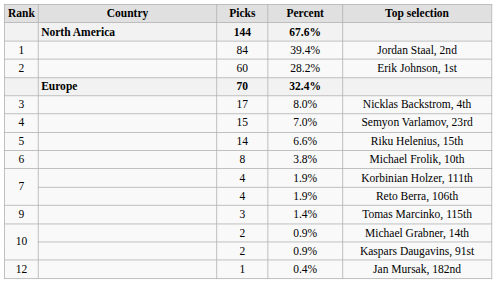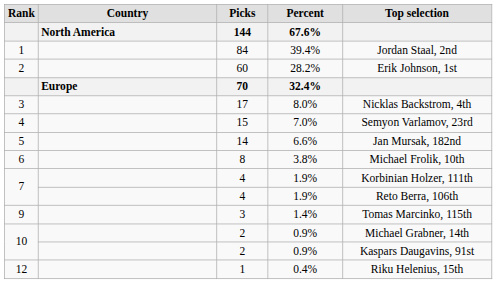(417, 141) Riku Helenius, 15th -> (417, 141) Jan Mursak, 182nd
(417, 269) Jan Mursak, 182nd -> (417, 269) Riku Helenius, 15th
